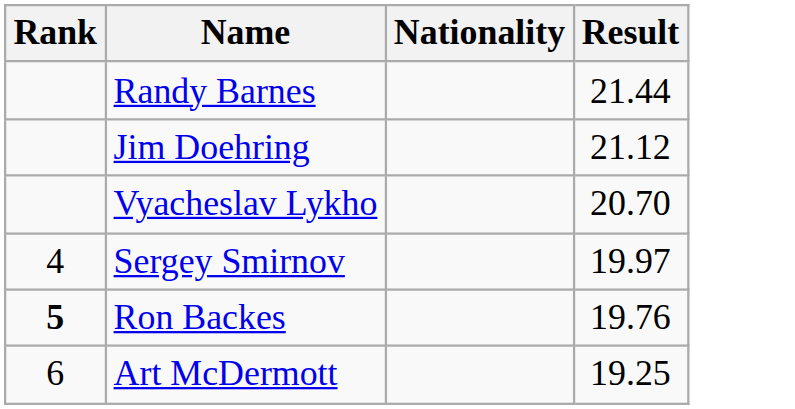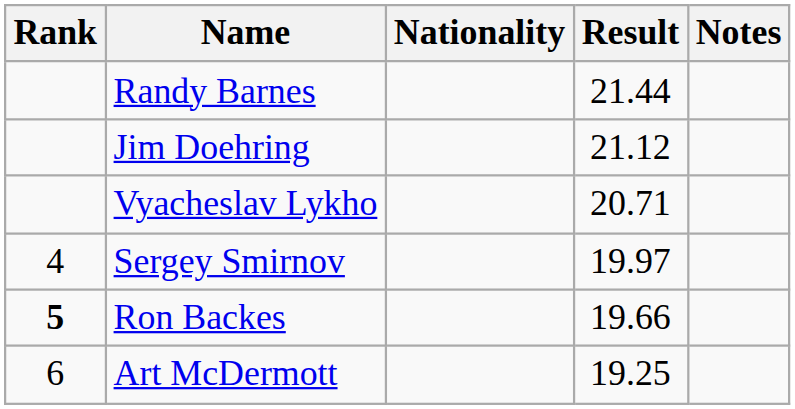+ column: (739, 32)
(630, 203) 20.70 -> (630, 203) 20.71
(630, 317) 19.76 -> (630, 317) 19.66
